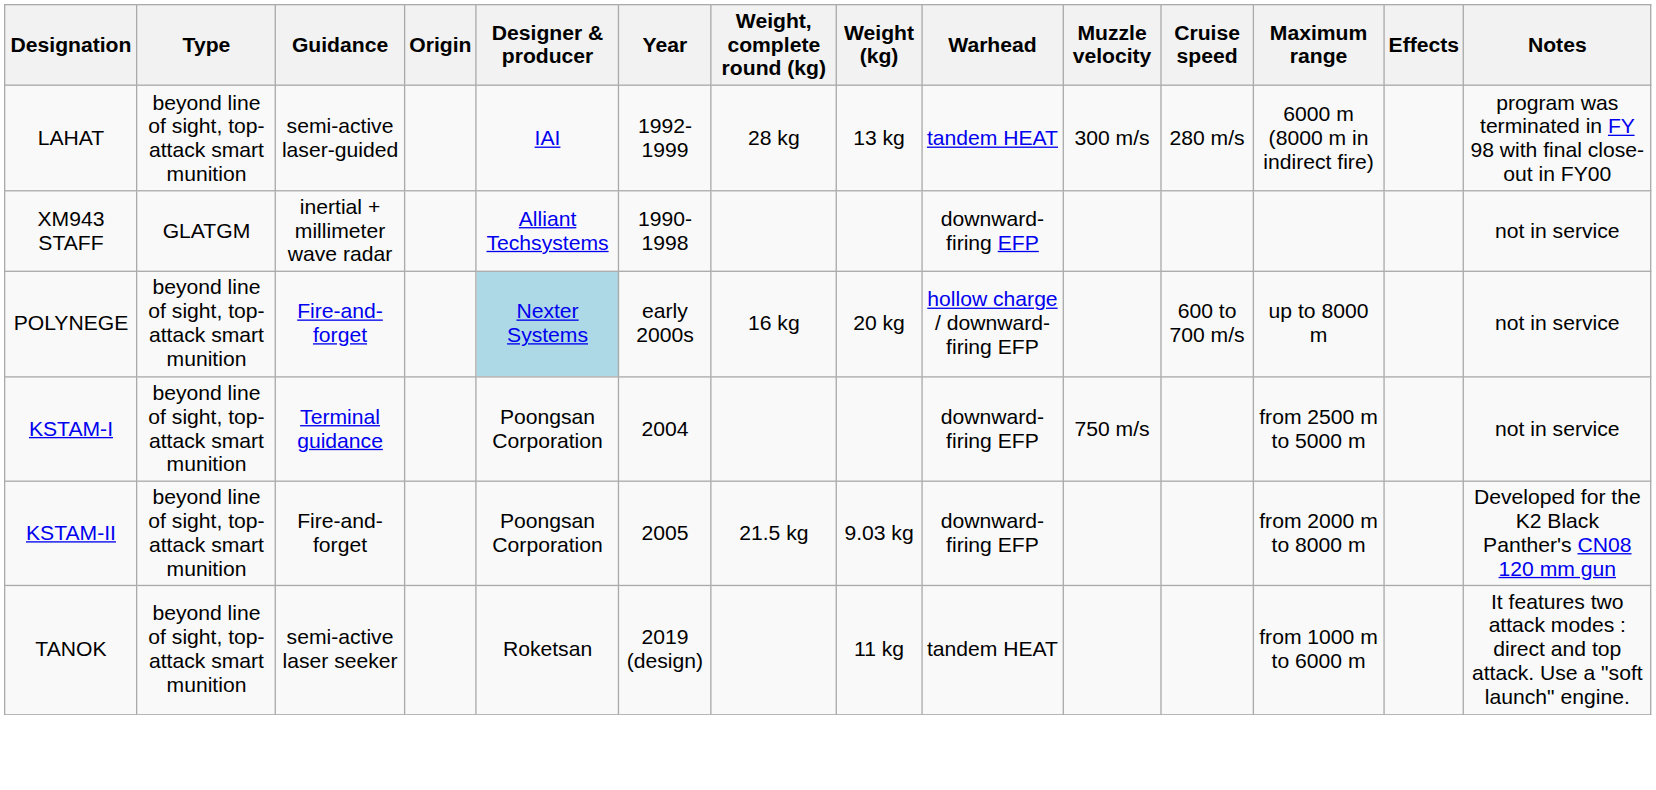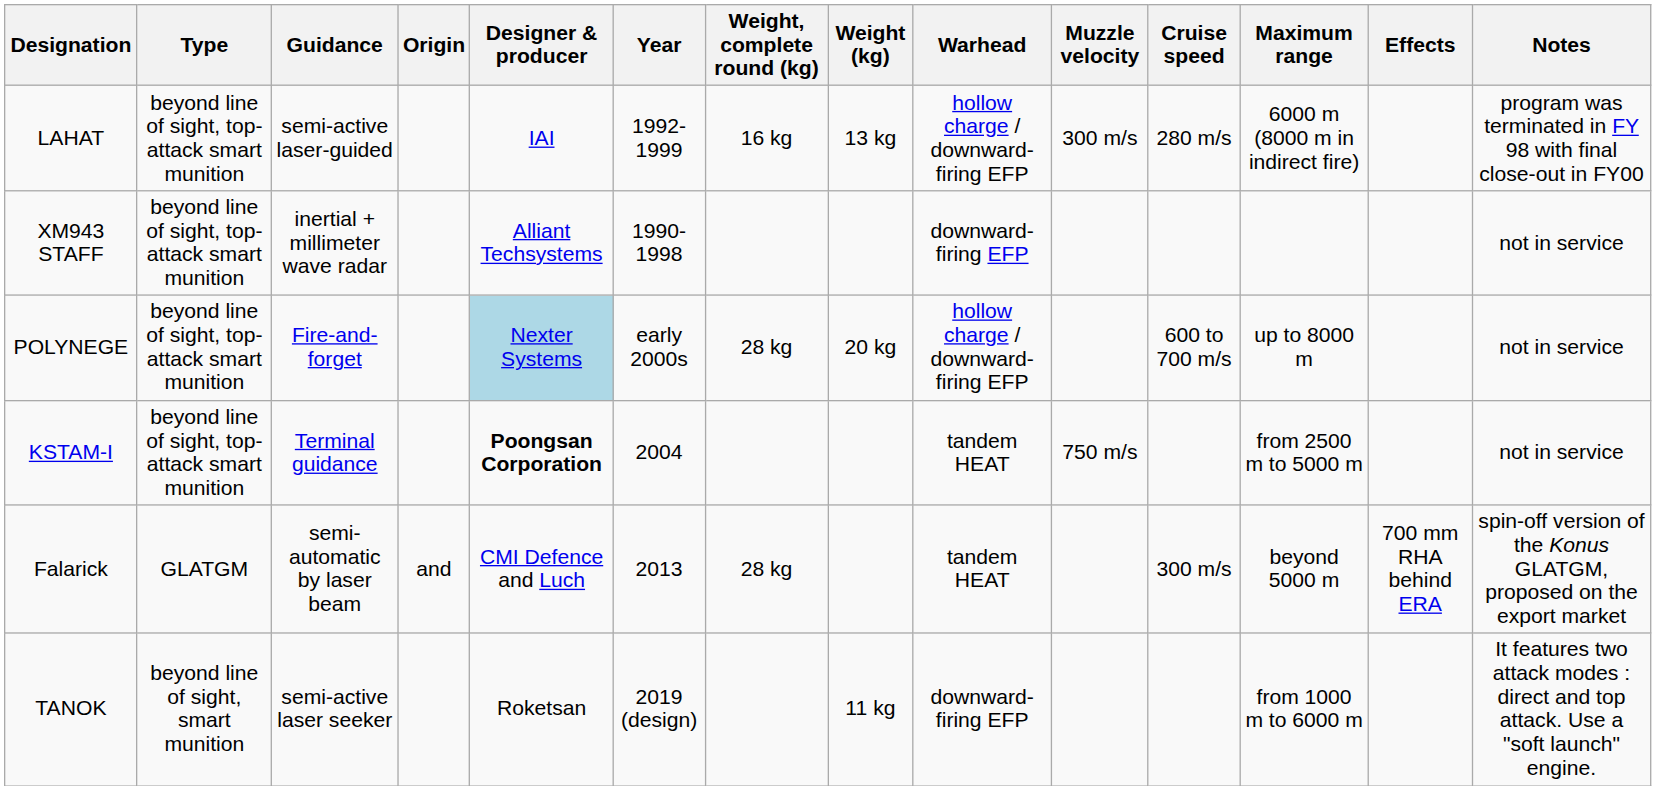(774, 137) 28 kg -> (767, 137) 16 kg
(992, 137) tandem HEAT -> (982, 137) hollow charge / downward-firing EFP
(206, 230) GLATGM -> (204, 242) beyond line of sight, top-attack smart munition
(774, 323) 16 kg -> (767, 347) 28 kg
(548, 428) normal -> (542, 452) bold
(992, 428) downward-firing EFP -> (982, 452) tandem HEAT
- row: (71, 533)
+ row: (71, 568)
(206, 649) beyond line of sight, top-attack smart munition -> (204, 709) beyond line of sight, smart munition
(992, 649) tandem HEAT -> (982, 709) downward-firing EFP
